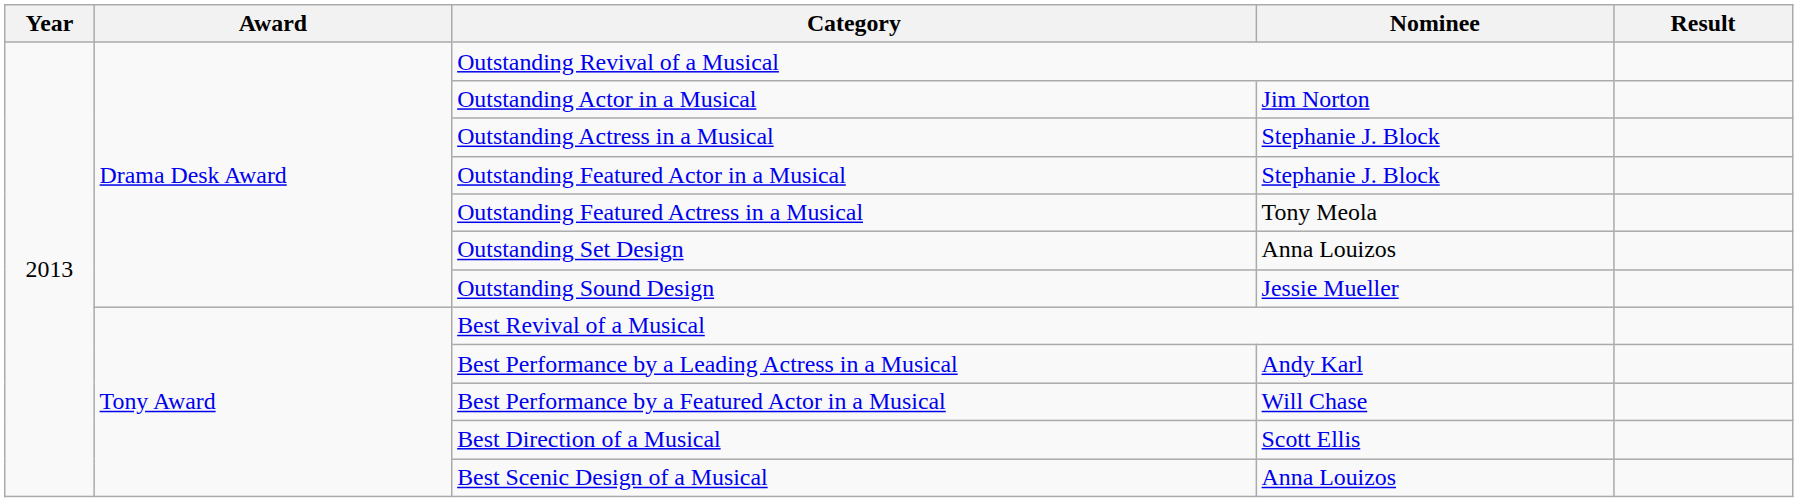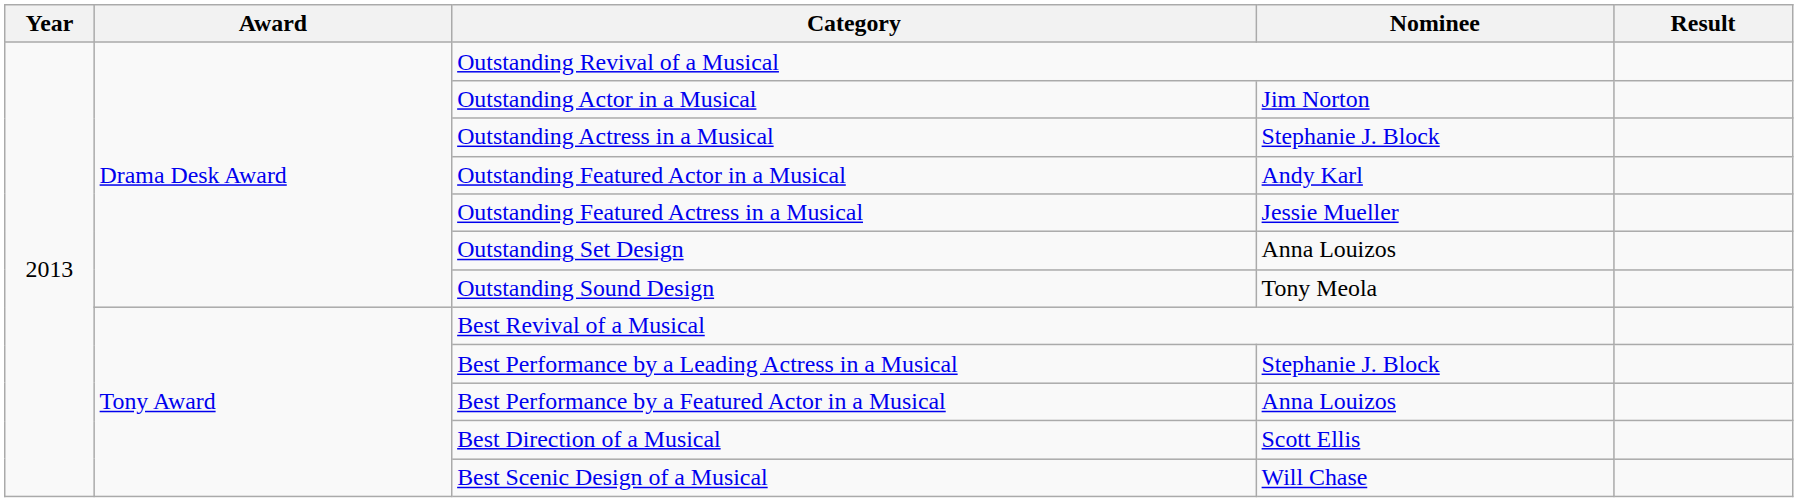(1351, 174) Stephanie J. Block -> (1312, 174) Andy Karl
(1319, 212) Tony Meola -> (1330, 212) Jessie Mueller
(1330, 288) Jessie Mueller -> (1319, 288) Tony Meola
(1312, 363) Andy Karl -> (1351, 363) Stephanie J. Block
(1314, 401) Will Chase -> (1329, 401) Anna Louizos
(1329, 477) Anna Louizos -> (1314, 477) Will Chase
